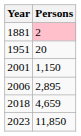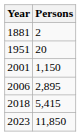(38, 31) pink background -> (38, 31) no background
(48, 103) 4,659 -> (48, 103) 5,415
